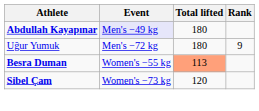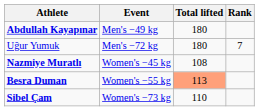(130, 30) lavender background -> (130, 30) no background
(240, 47) 9 -> (240, 47) 7
+ row: (44, 63)
(199, 80) 120 -> (199, 97) 110
